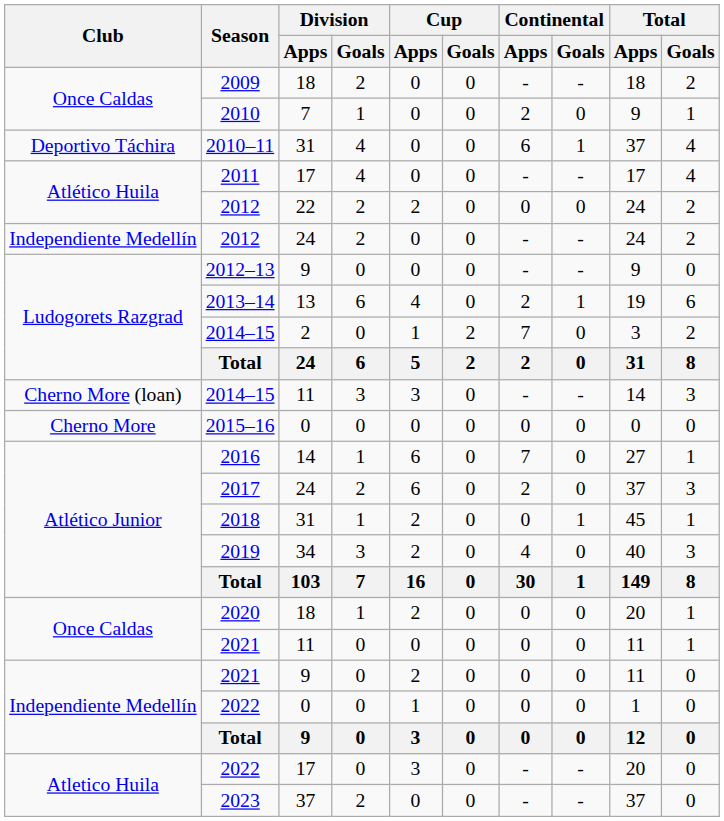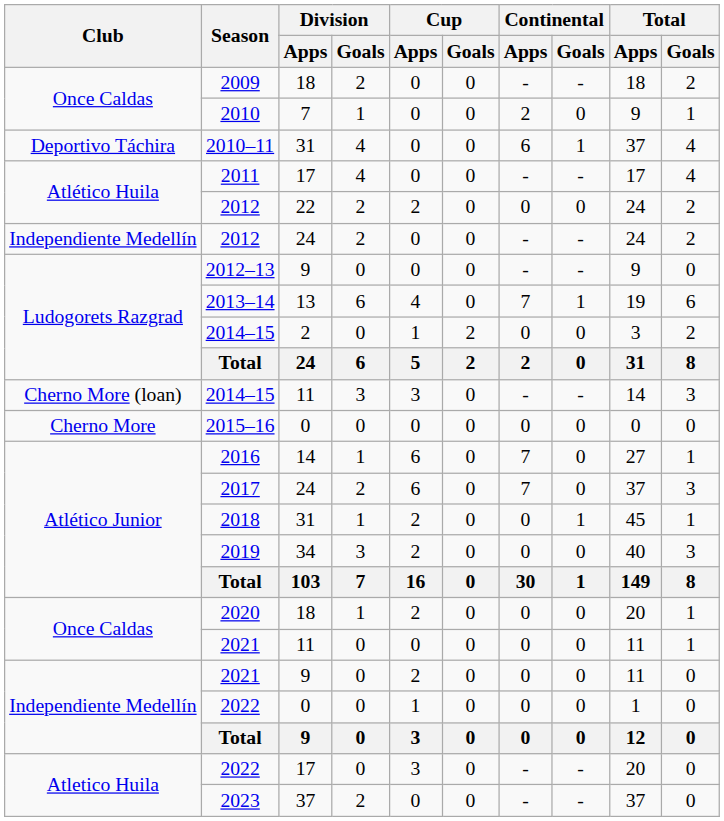(526, 301) 2 -> (526, 301) 7
(526, 332) 7 -> (526, 332) 0
(526, 488) 2 -> (526, 488) 7
(526, 550) 4 -> (526, 550) 0
